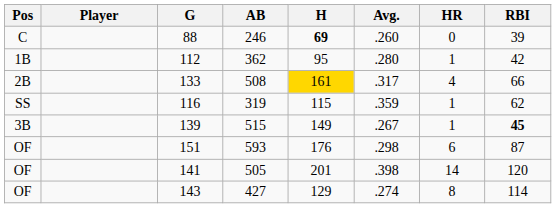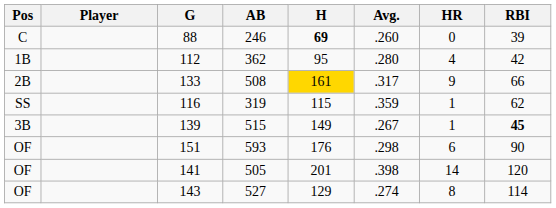(452, 59) 1 -> (452, 59) 4
(452, 81) 4 -> (452, 81) 9
(518, 147) 87 -> (518, 147) 90
(256, 192) 427 -> (256, 192) 527
